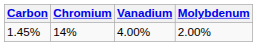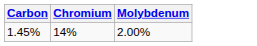- column: (145, 13)
